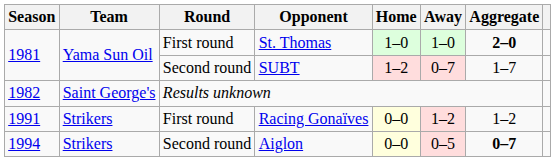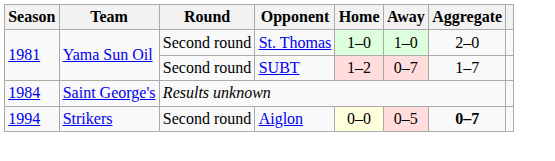(198, 42) First round -> (207, 42) Second round
(504, 42) bold -> (467, 42) normal
(24, 93) 1982 -> (24, 93) 1984
- row: (314, 118)
